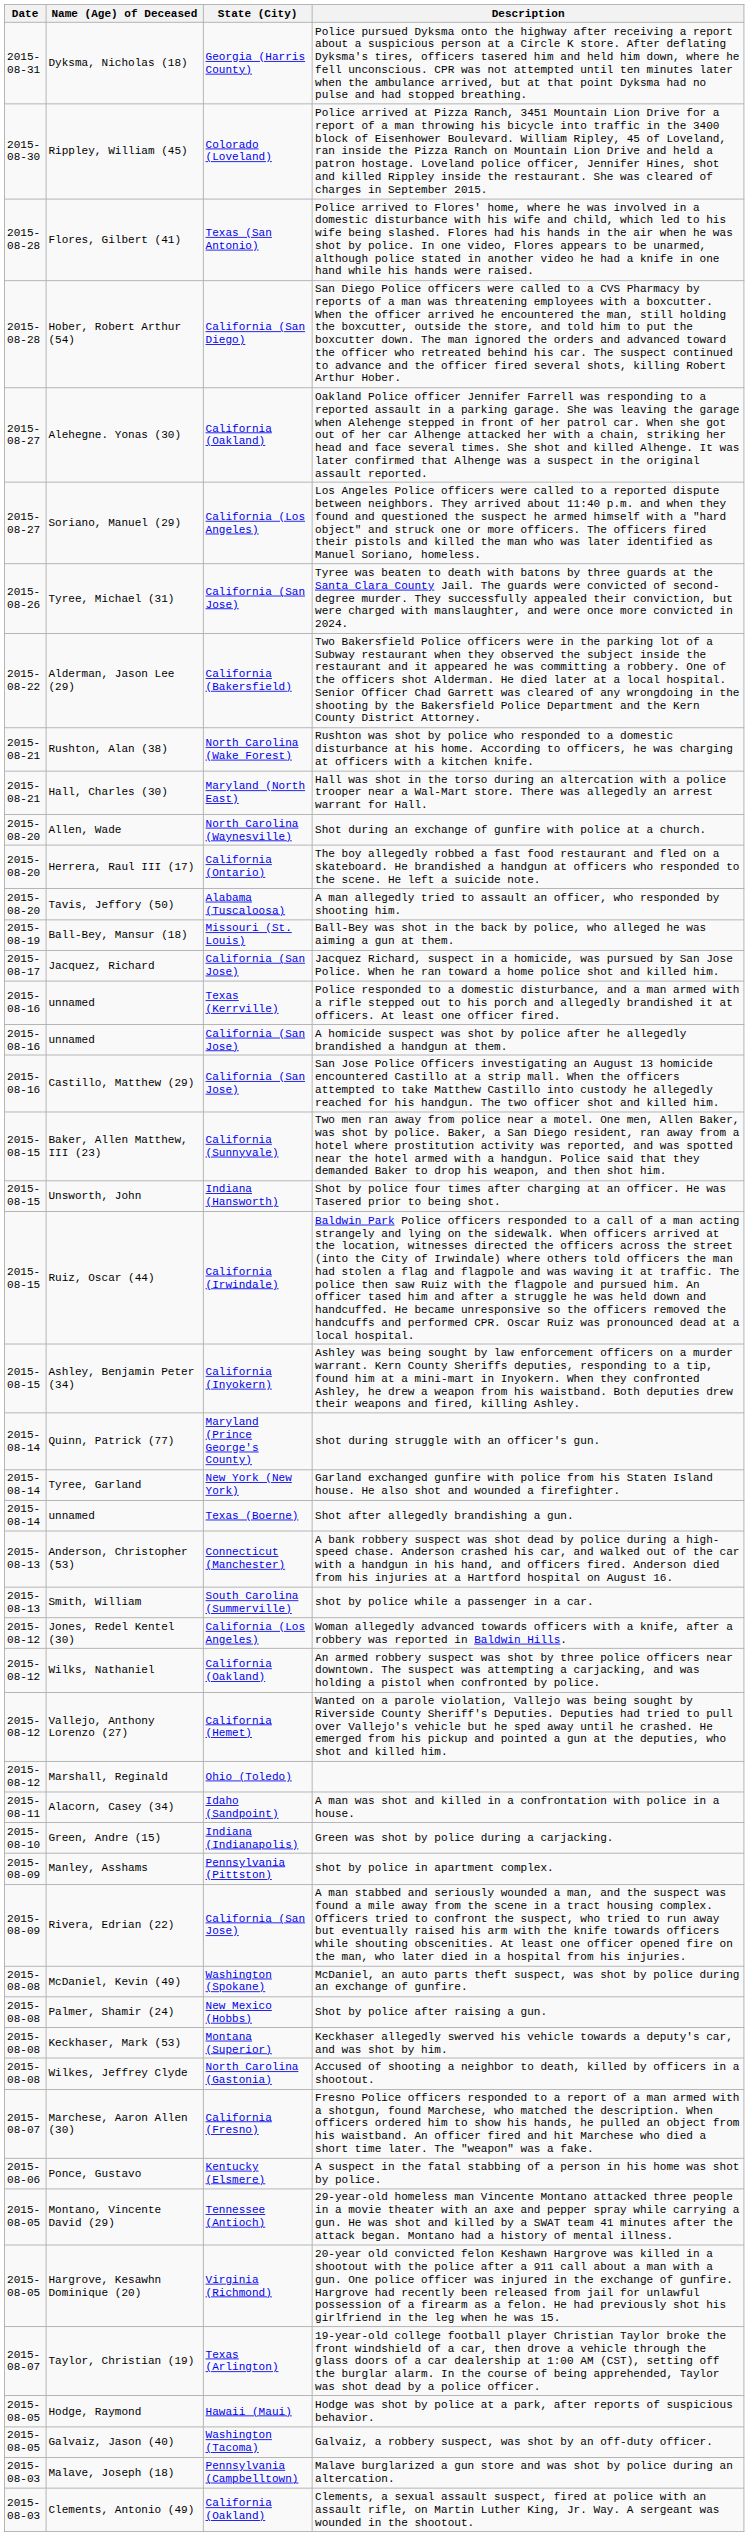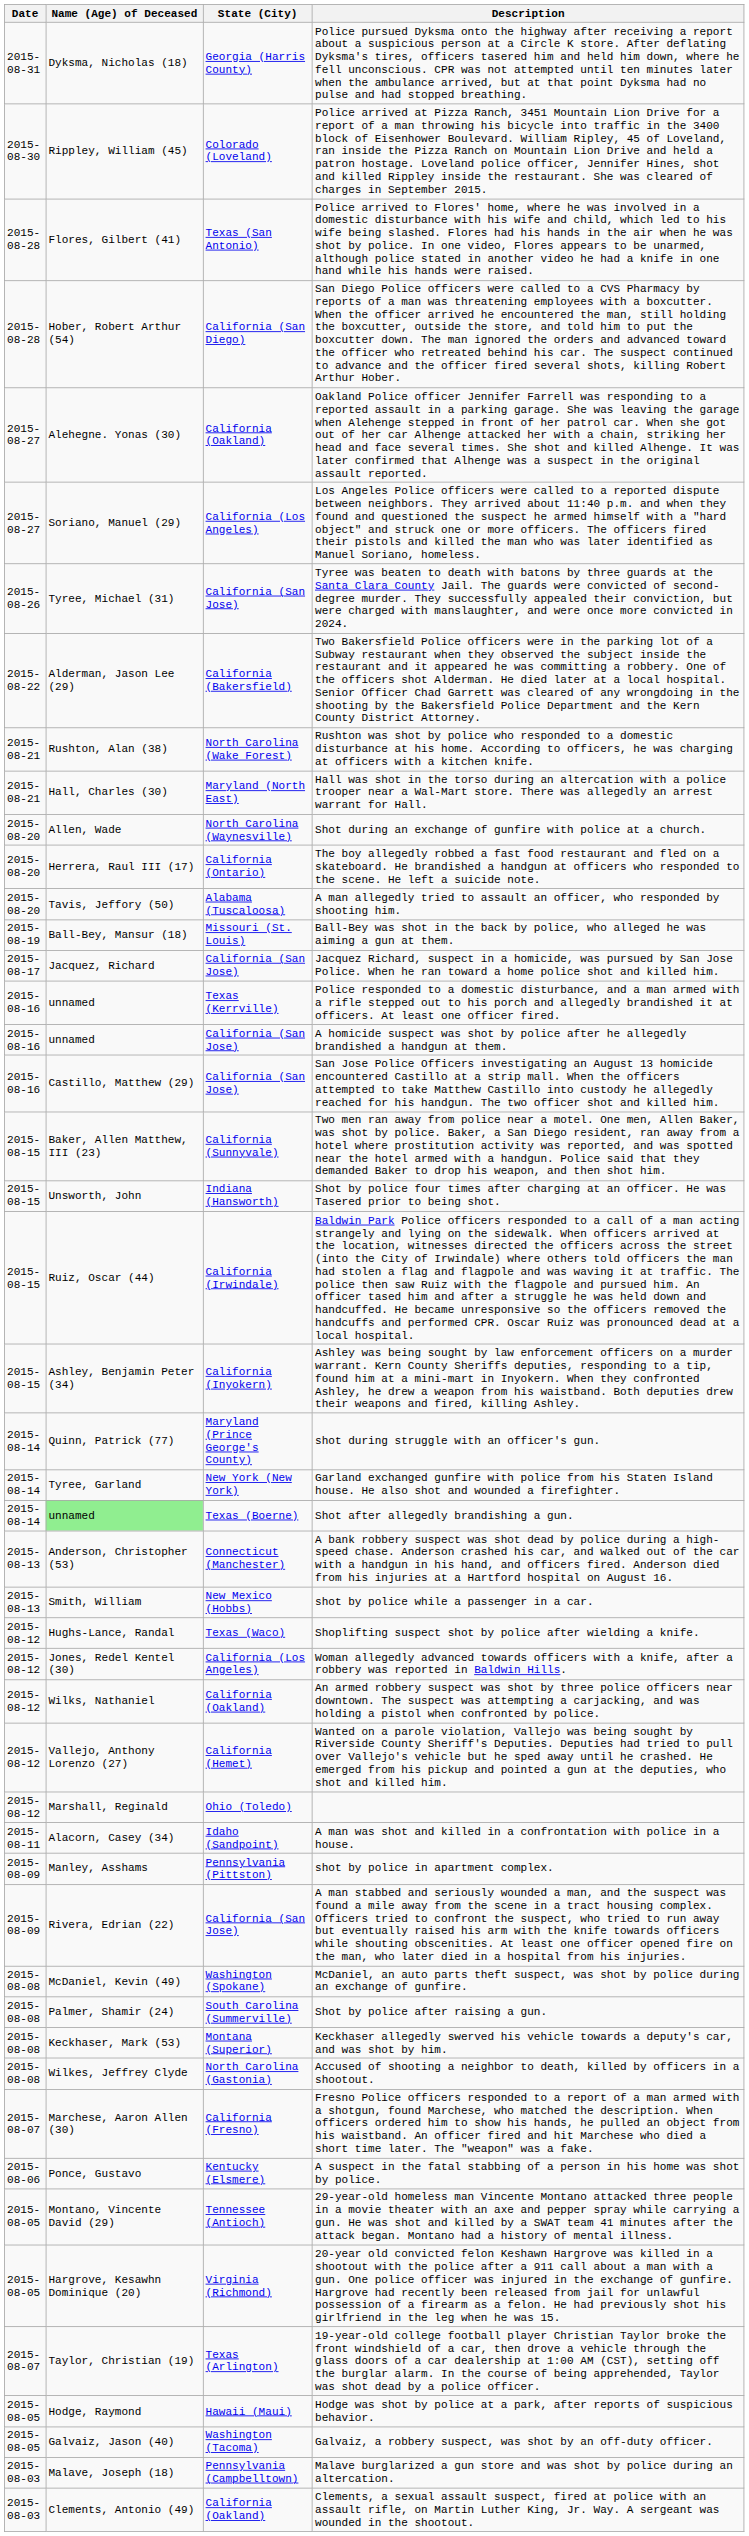(72, 1516) no background -> (72, 1516) lightgreen background
(252, 1603) South Carolina (Summerville) -> (239, 1603) New Mexico (Hobbs)
+ row: (507, 1633)
- row: (464, 1838)
(239, 2012) New Mexico (Hobbs) -> (252, 2012) South Carolina (Summerville)
